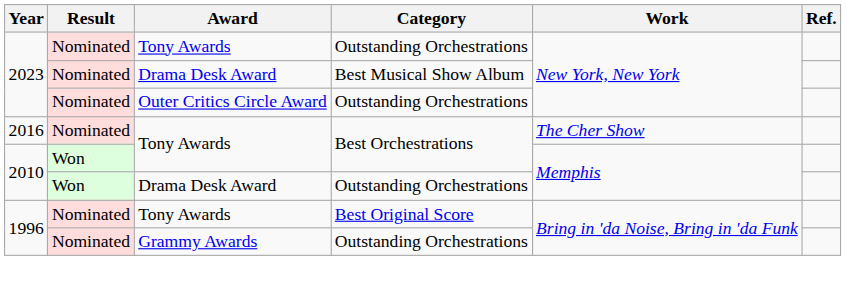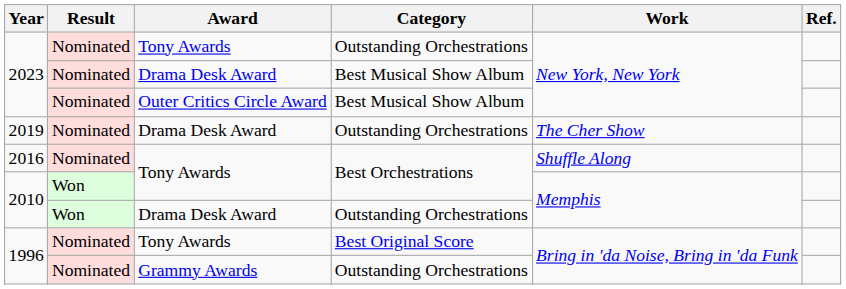(431, 102) Outstanding Orchestrations -> (429, 102) Best Musical Show Album
+ row: (26, 130)
(590, 130) The Cher Show -> (584, 158) Shuffle Along
